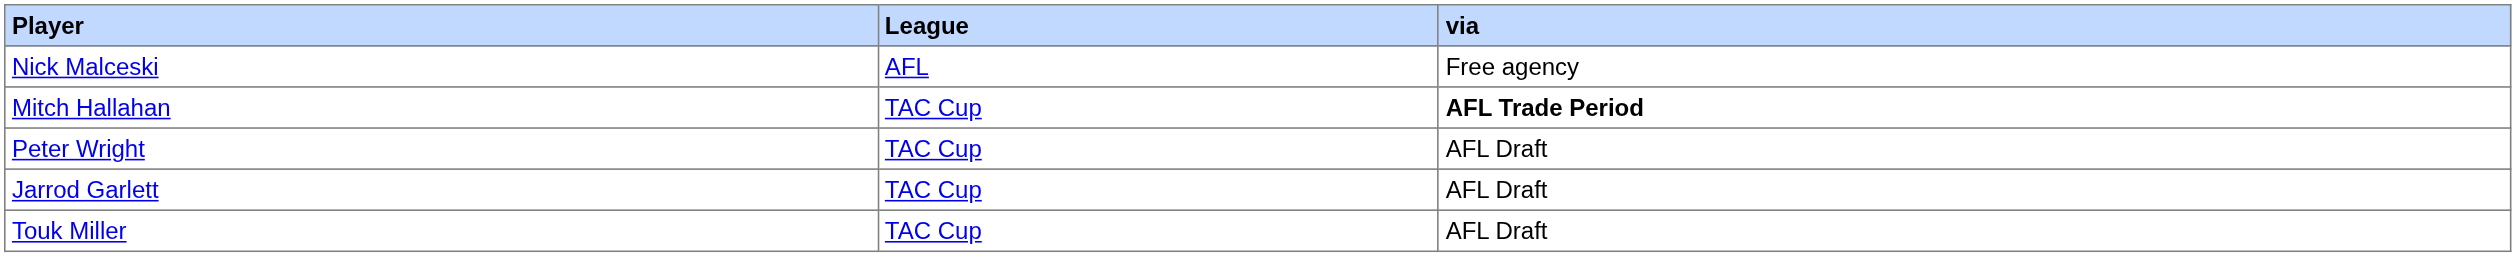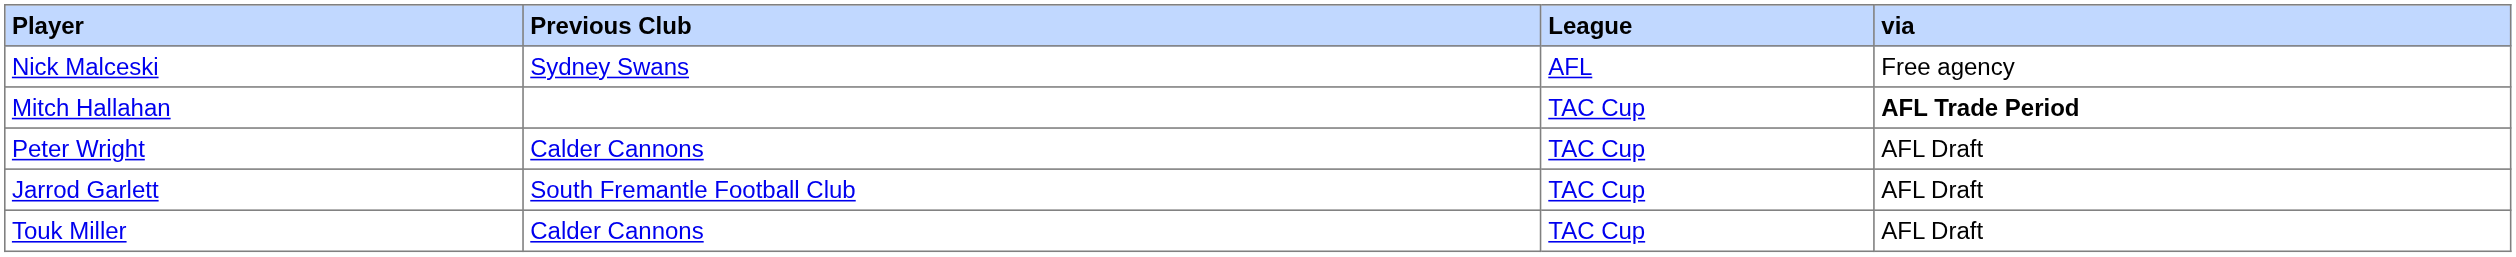+ column: (611, 25)
